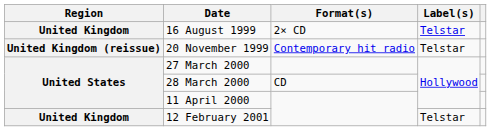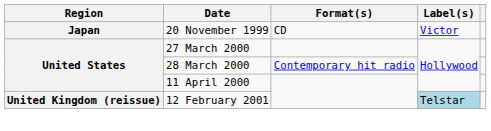- row: (211, 30)
(84, 48) United Kingdom (reissue) -> (84, 30) Japan
(344, 48) Contemporary hit radio -> (280, 30) CD
(443, 48) Telstar -> (439, 30) Victor
(280, 83) CD -> (344, 65) Contemporary hit radio
(84, 117) United Kingdom -> (84, 100) United Kingdom (reissue)
(443, 117) no background -> (443, 100) lightblue background
